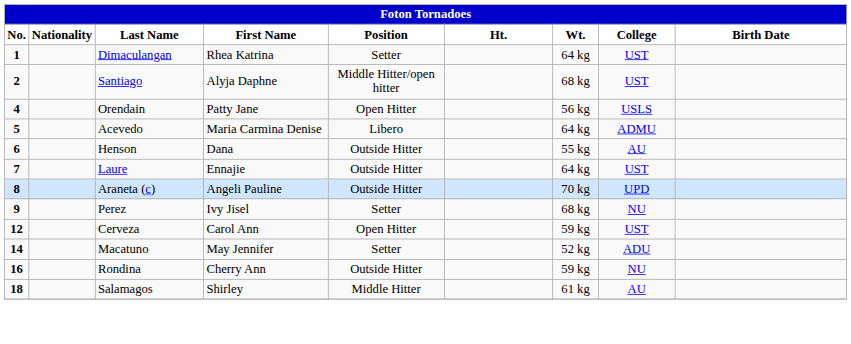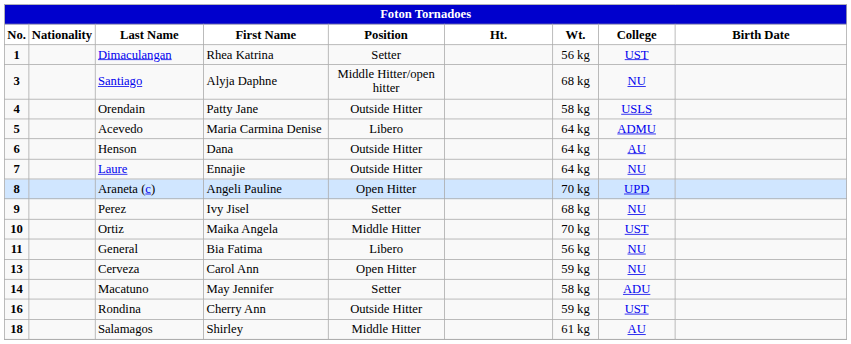(576, 54) 64 kg -> (576, 54) 56 kg
(17, 81) 2 -> (17, 81) 3
(637, 81) UST -> (637, 81) NU
(386, 108) Open Hitter -> (386, 108) Outside Hitter
(576, 108) 56 kg -> (576, 108) 58 kg
(576, 149) 55 kg -> (576, 149) 64 kg
(637, 169) UST -> (637, 169) NU
(386, 189) Outside Hitter -> (386, 189) Open Hitter
+ row: (111, 229)
+ row: (118, 249)
(17, 229) 12 -> (17, 269) 13
(637, 229) UST -> (637, 269) NU
(576, 249) 52 kg -> (576, 289) 58 kg
(637, 269) NU -> (637, 309) UST
